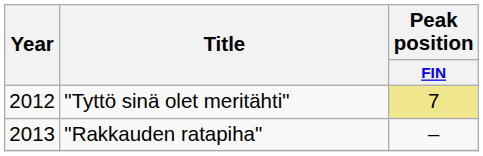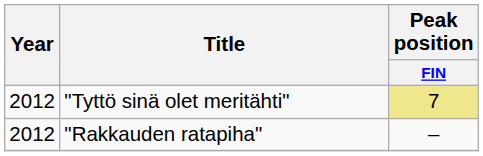(32, 134) 2013 -> (32, 134) 2012
